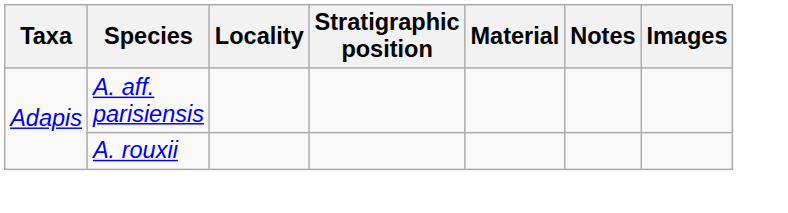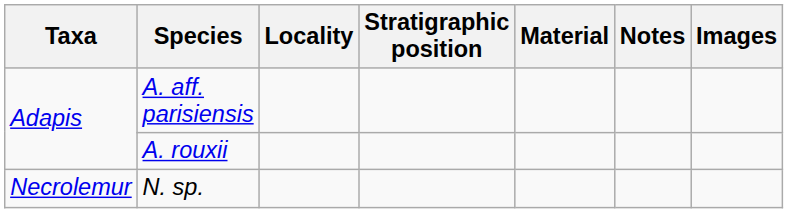+ row: (173, 187)
